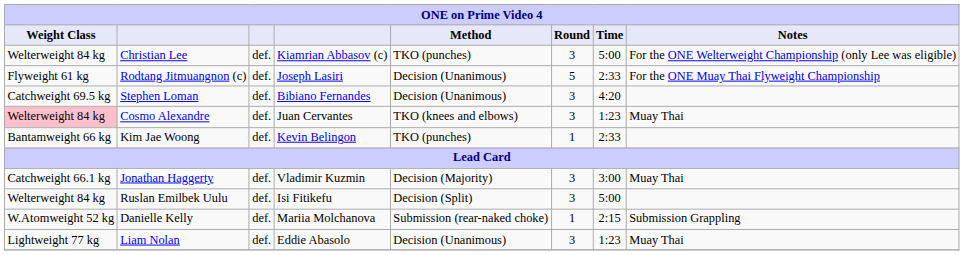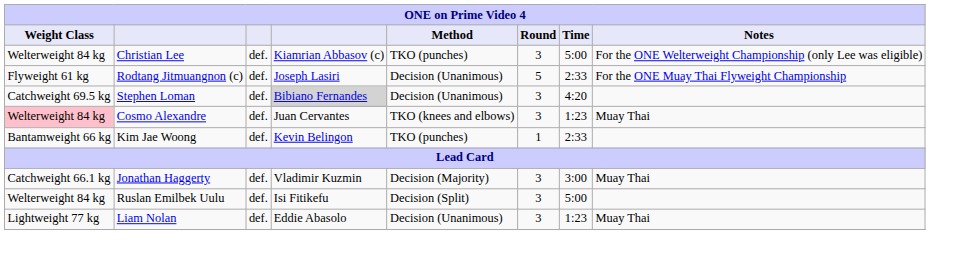(324, 96) no background -> (320, 96) lightgrey background
- row: (156, 219)
